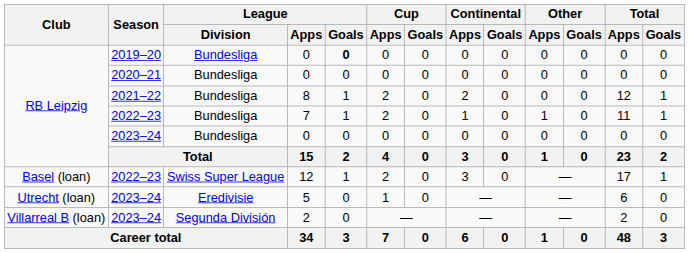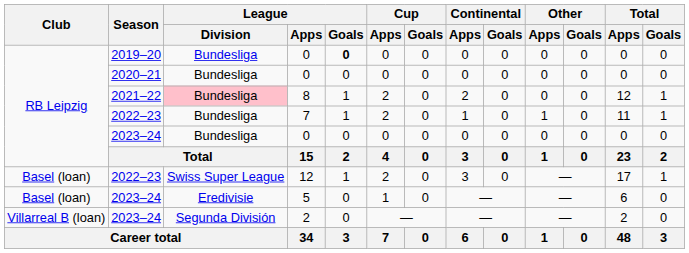(226, 95) no background -> (226, 95) pink background
(56, 197) Utrecht (loan) -> (56, 197) Basel (loan)
